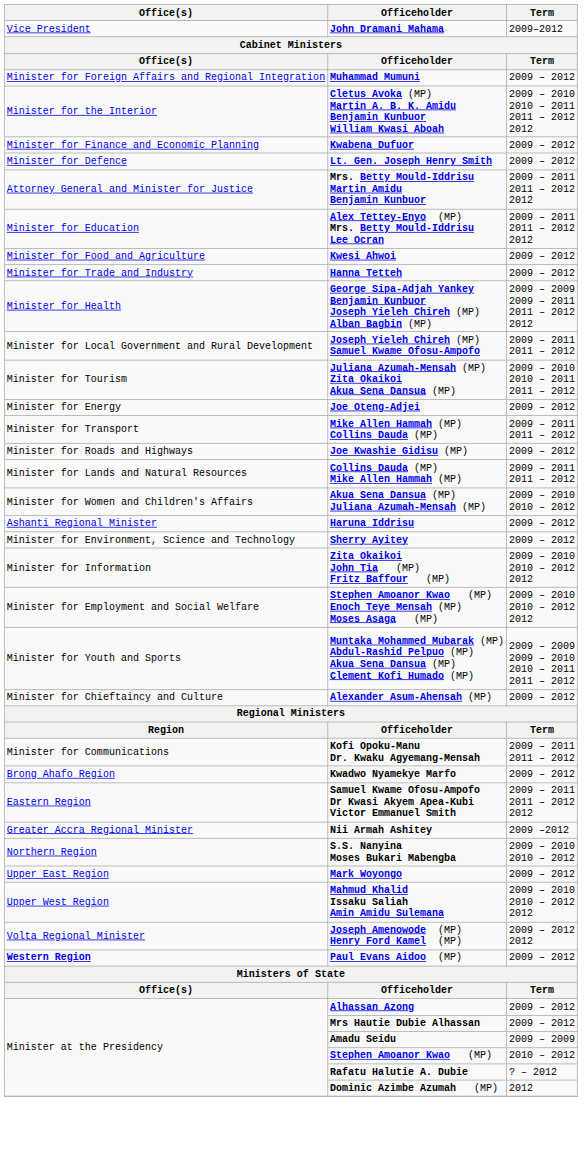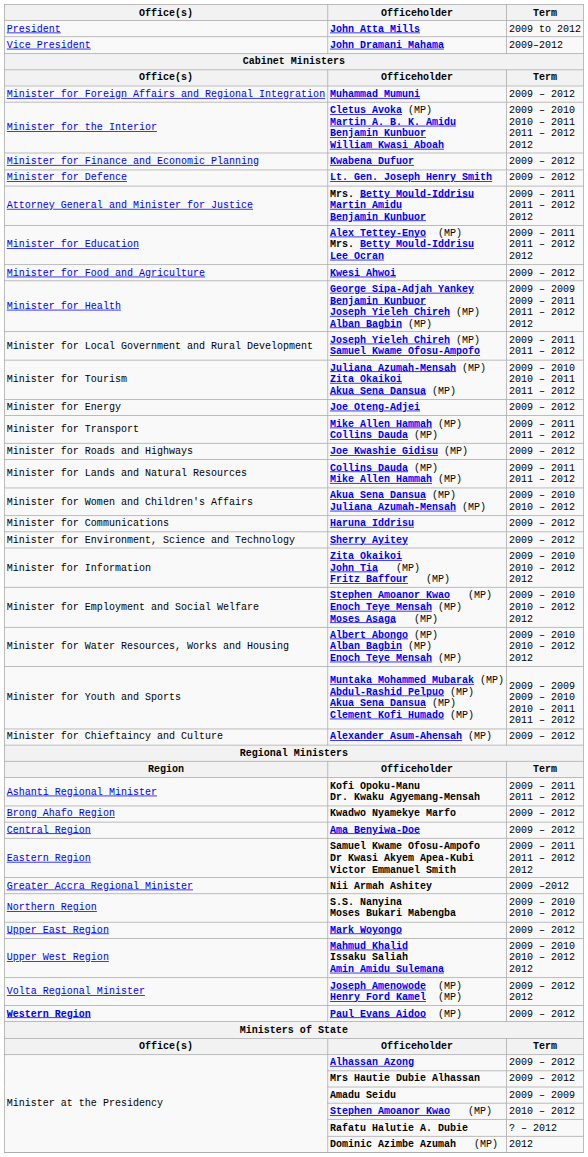+ row: (375, 29)
- row: (366, 273)
(82, 524) Ashanti Regional Minister -> (88, 524) Minister for Communications
+ row: (396, 647)
(88, 752) Minister for Communications -> (82, 792) Ashanti Regional Minister
+ row: (375, 830)
